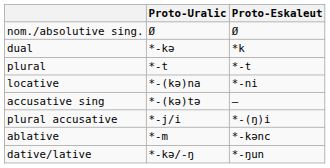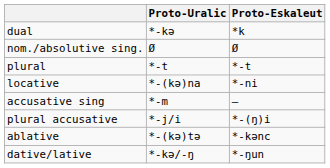rows swapped: (75, 31) <-> (20, 48)
(175, 101) *-(kə)tə -> (158, 101) *-m
(158, 136) *-m -> (175, 136) *-(kə)tə
